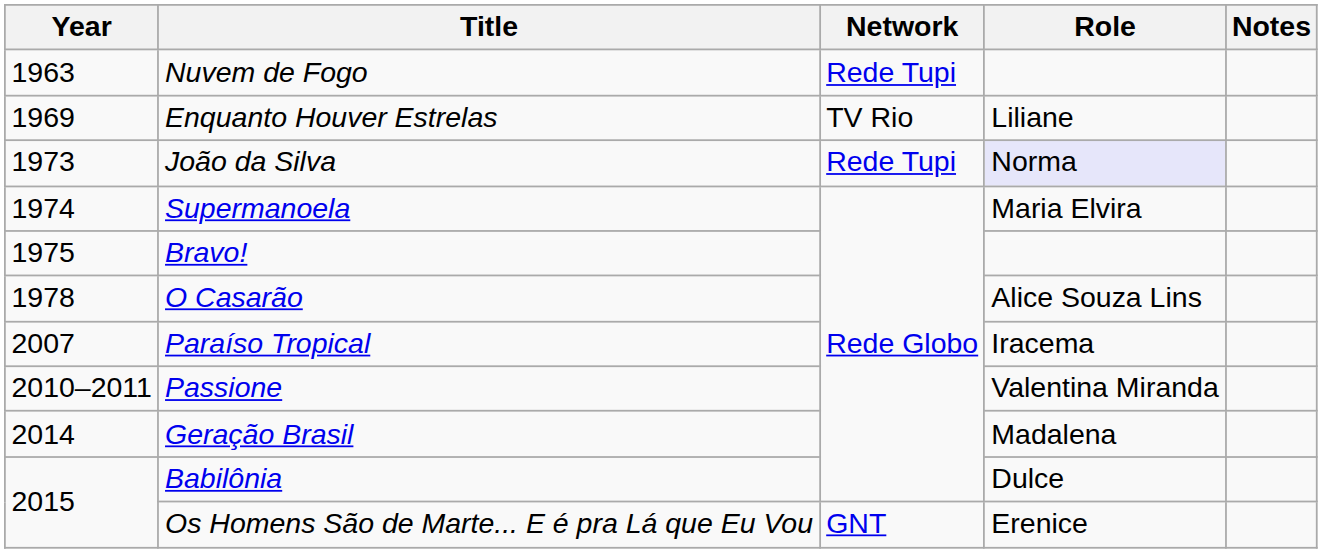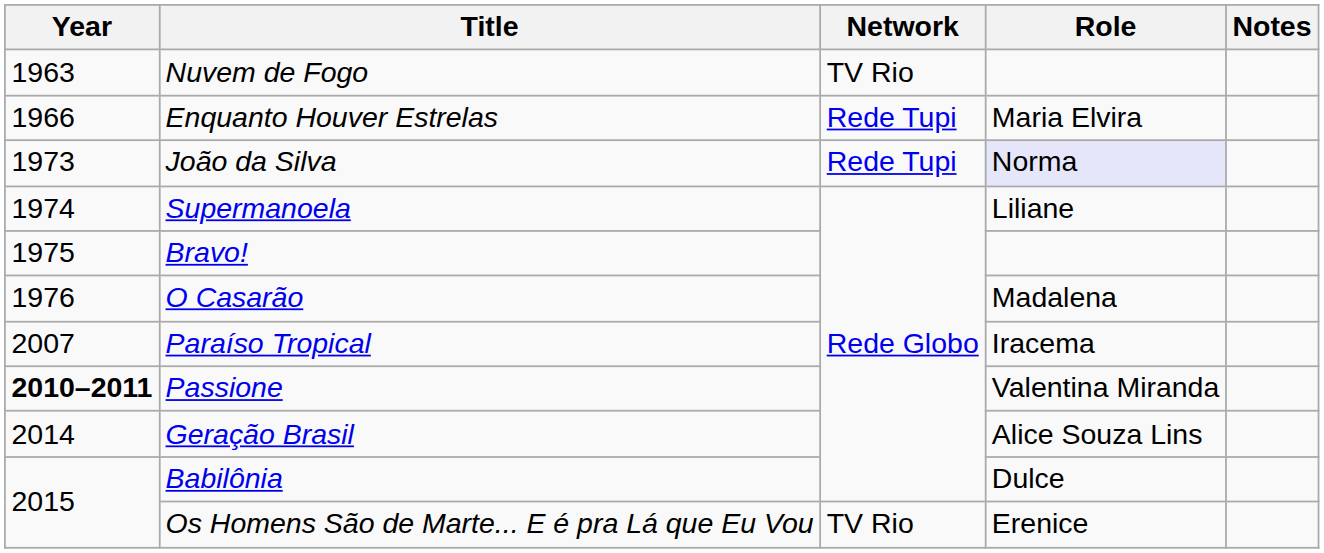(891, 72) Rede Tupi -> (870, 72) TV Rio
(43, 117) 1969 -> (43, 117) 1966
(870, 117) TV Rio -> (892, 117) Rede Tupi
(1032, 117) Liliane -> (1067, 117) Maria Elvira
(1066, 207) Maria Elvira -> (1033, 207) Liliane
(43, 298) 1978 -> (43, 298) 1976
(1097, 298) Alice Souza Lins -> (1054, 298) Madalena
(82, 388) normal -> (82, 388) bold
(1054, 433) Madalena -> (1097, 433) Alice Souza Lins
(856, 523) GNT -> (870, 523) TV Rio
